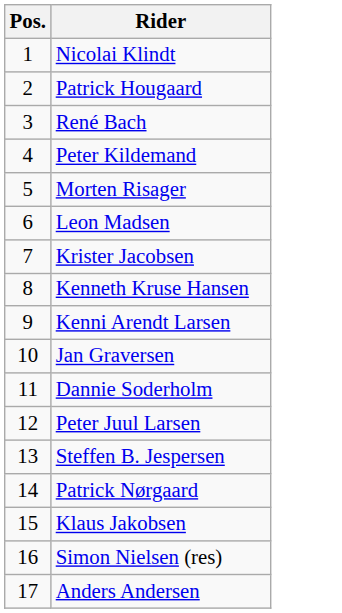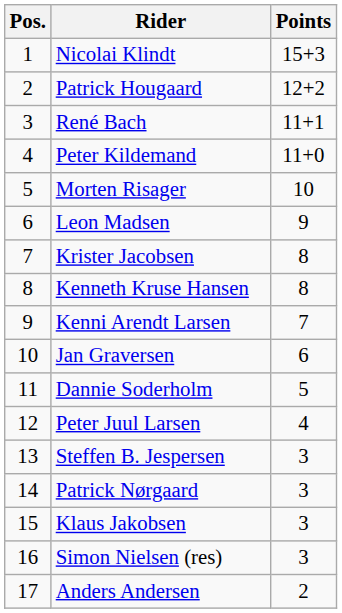+ column: (303, 21)
